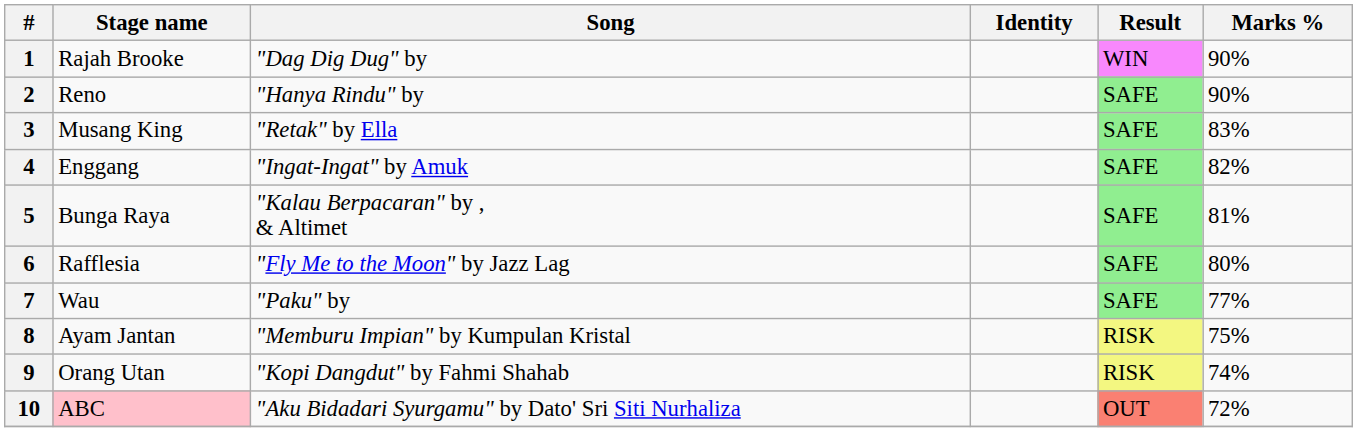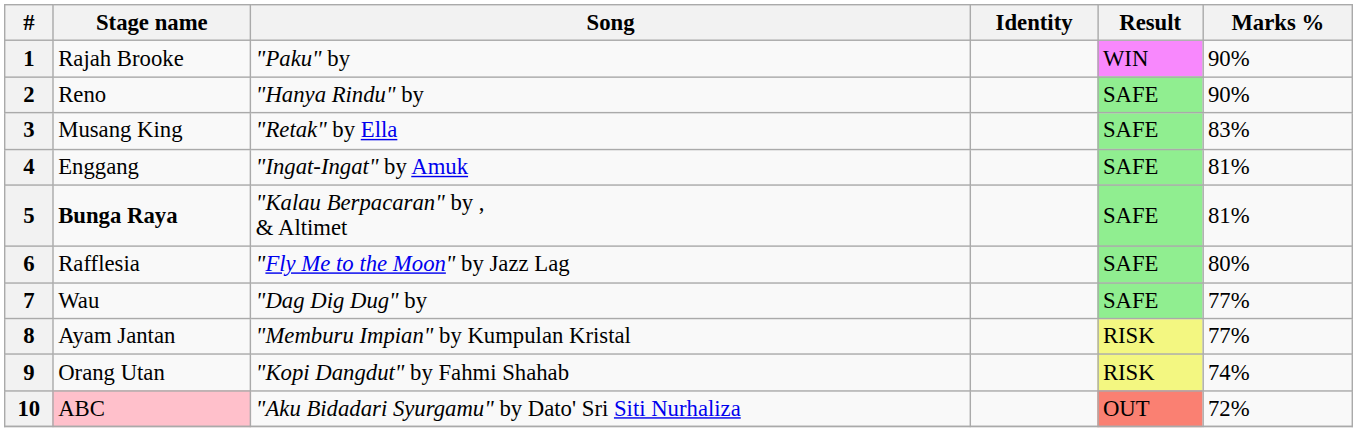(341, 58) "Dag Dig Dug" by -> (303, 58) "Paku" by
(1229, 166) 82% -> (1229, 166) 81%
(114, 215) normal -> (118, 215) bold
(303, 300) "Paku" by -> (341, 300) "Dag Dig Dug" by
(1229, 336) 75% -> (1229, 336) 77%
